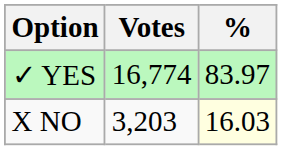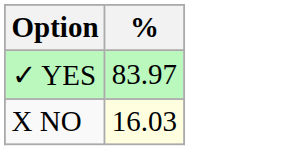- column: (152, 27)
